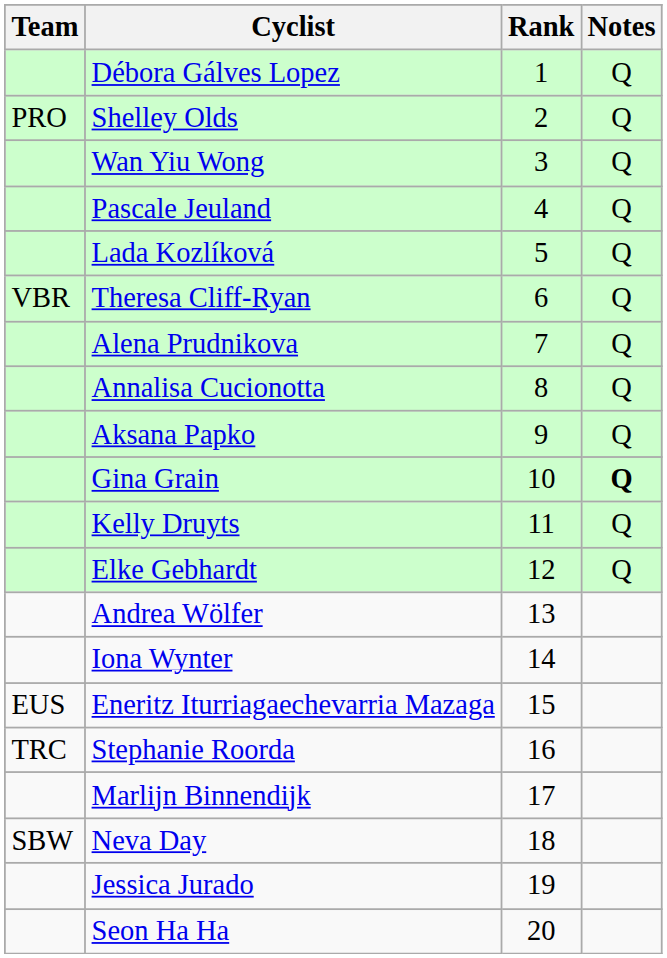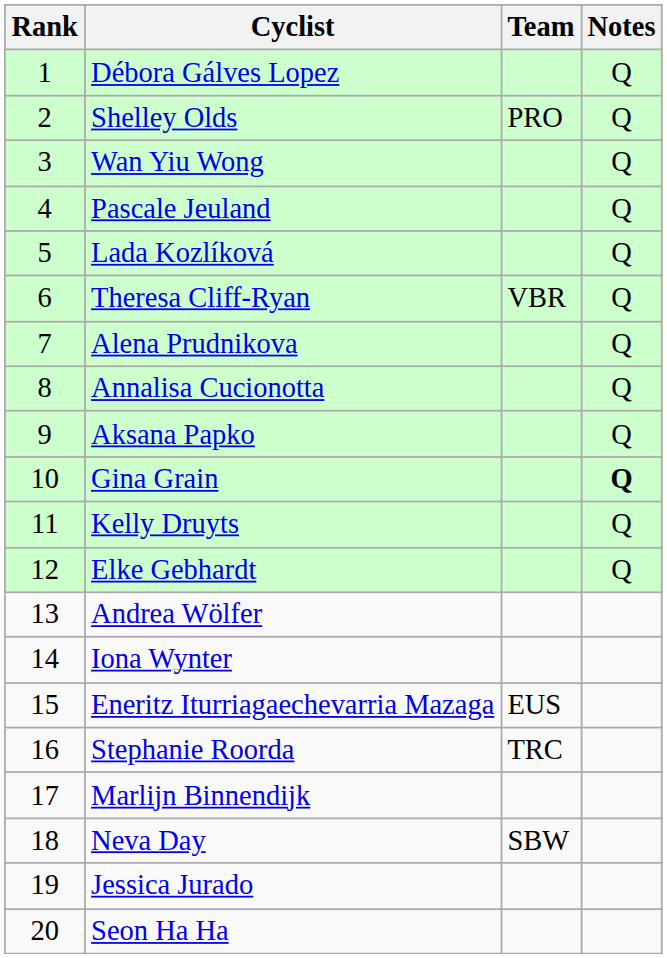columns swapped: (541, 27) <-> (45, 27)
